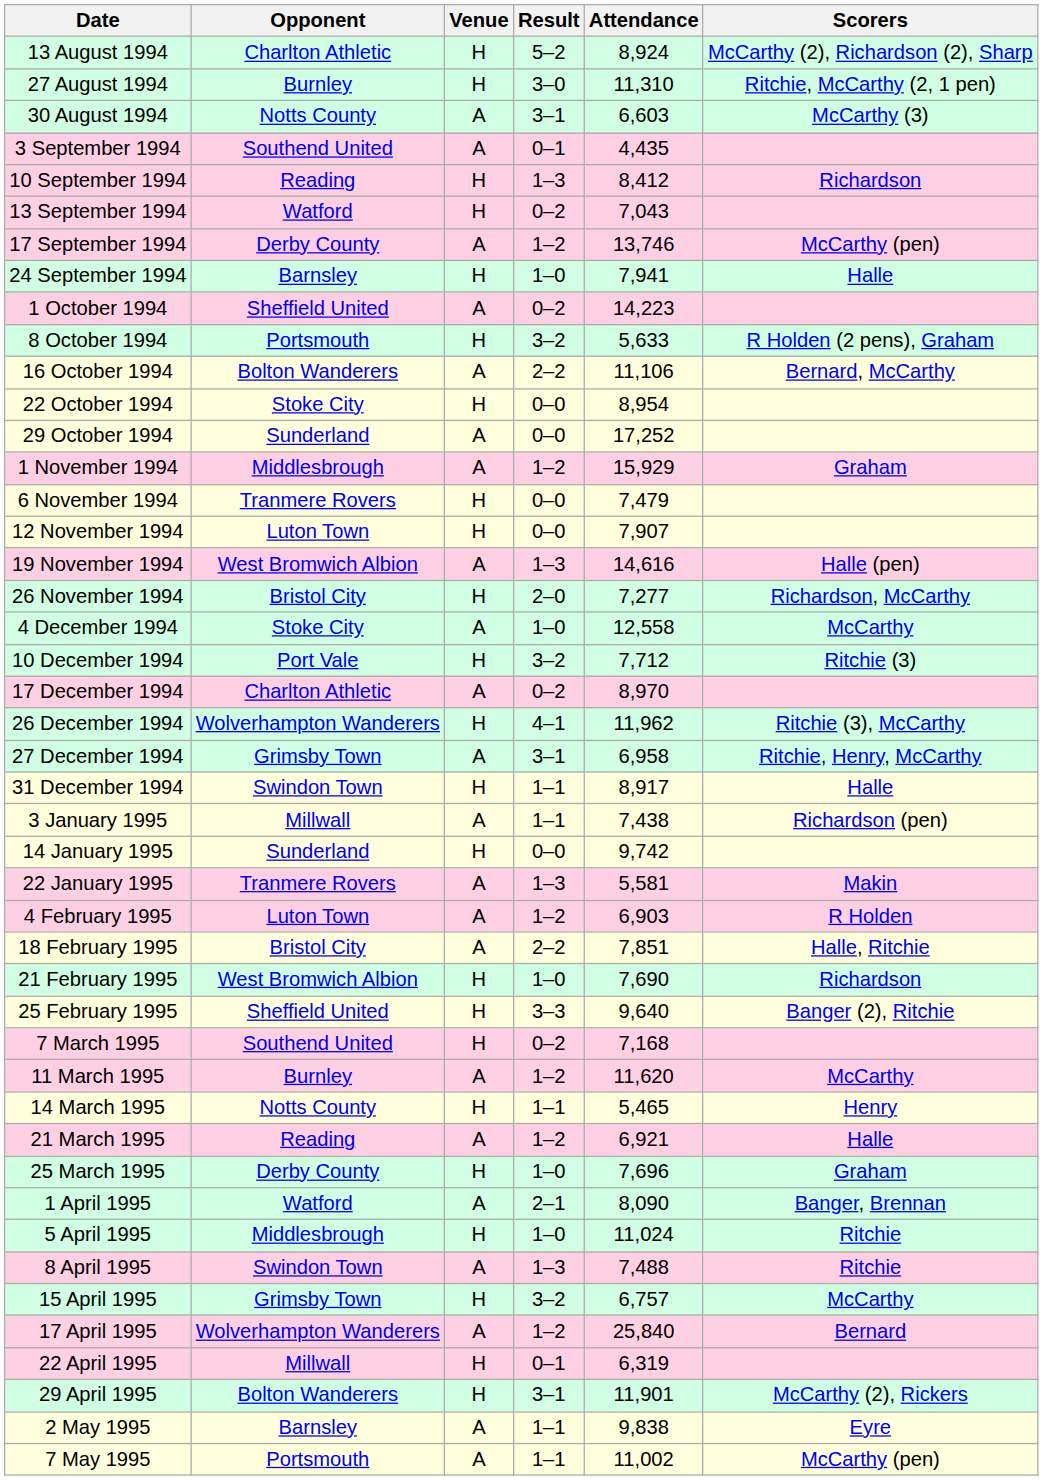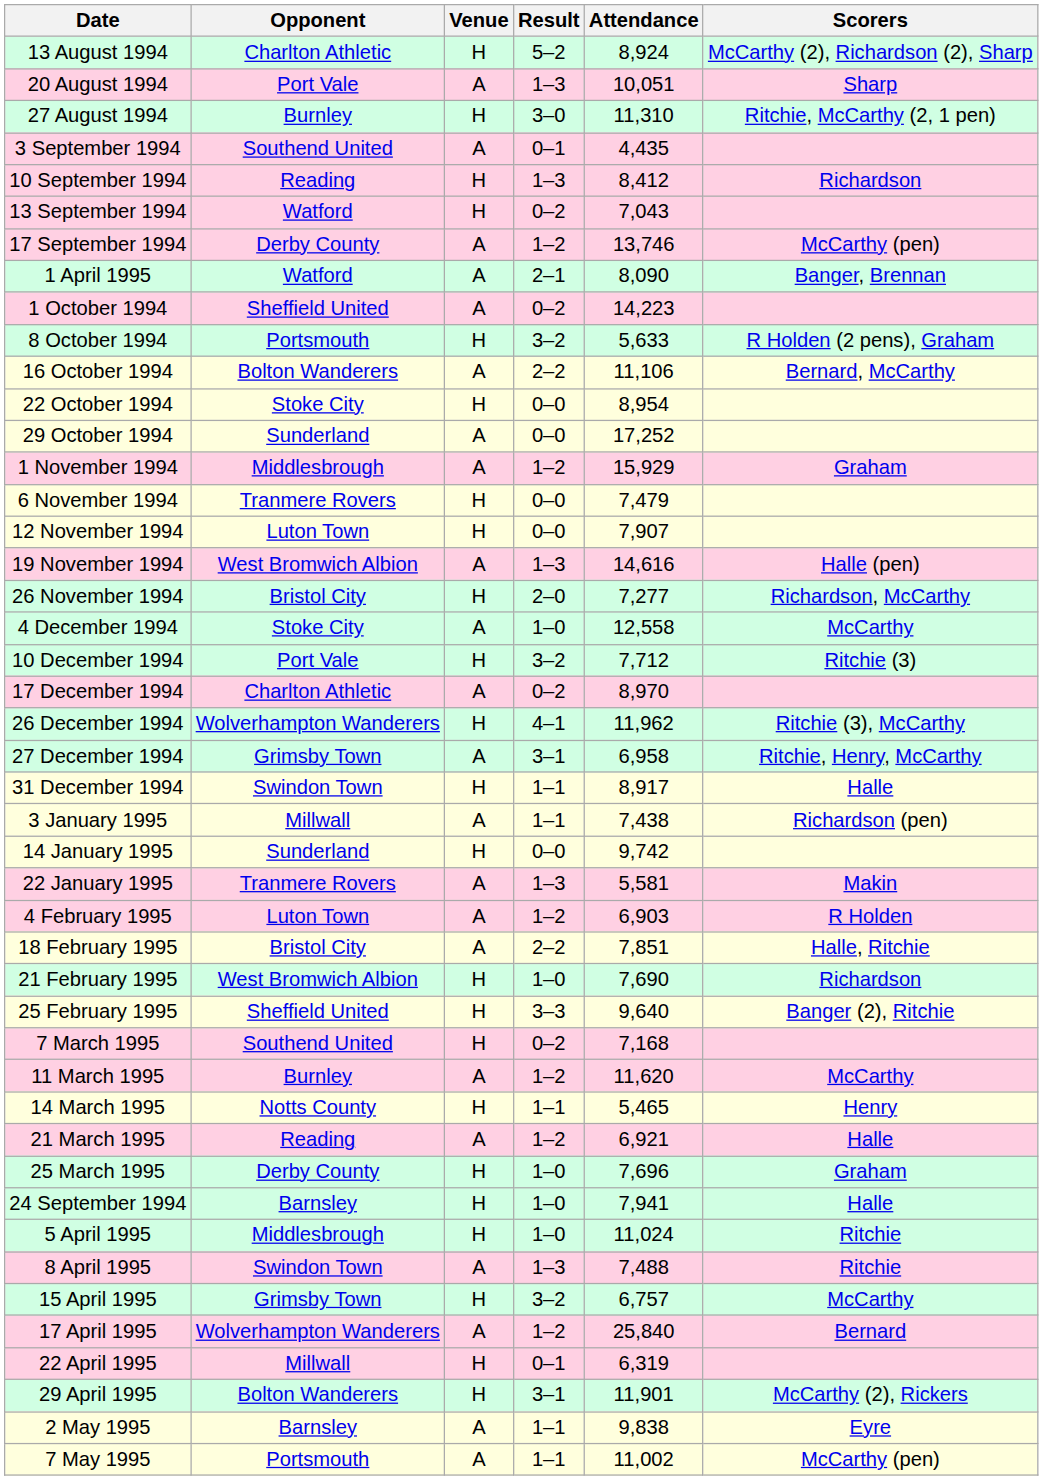+ row: (98, 84)
- row: (98, 116)
rows swapped: (98, 276) <-> (98, 1203)
